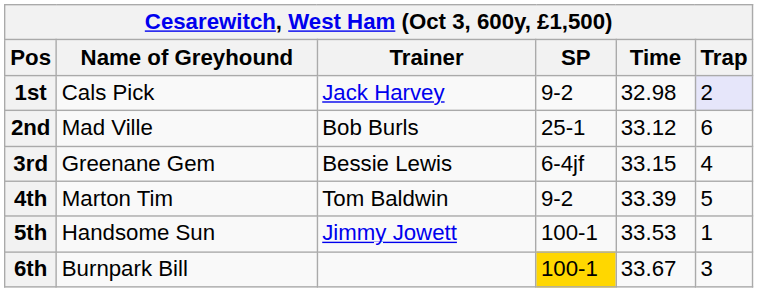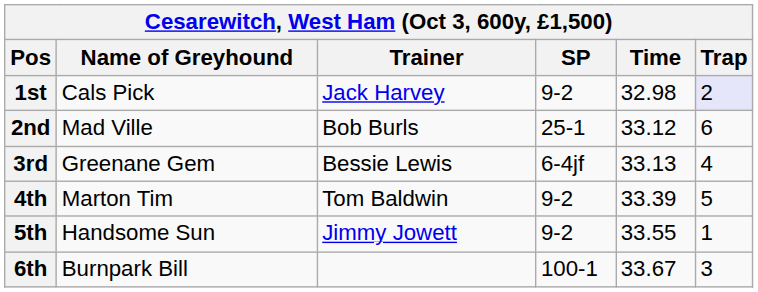(649, 163) 33.15 -> (649, 163) 33.13
(569, 233) 100-1 -> (557, 233) 9-2
(649, 233) 33.53 -> (649, 233) 33.55
(569, 269) gold background -> (569, 269) no background
